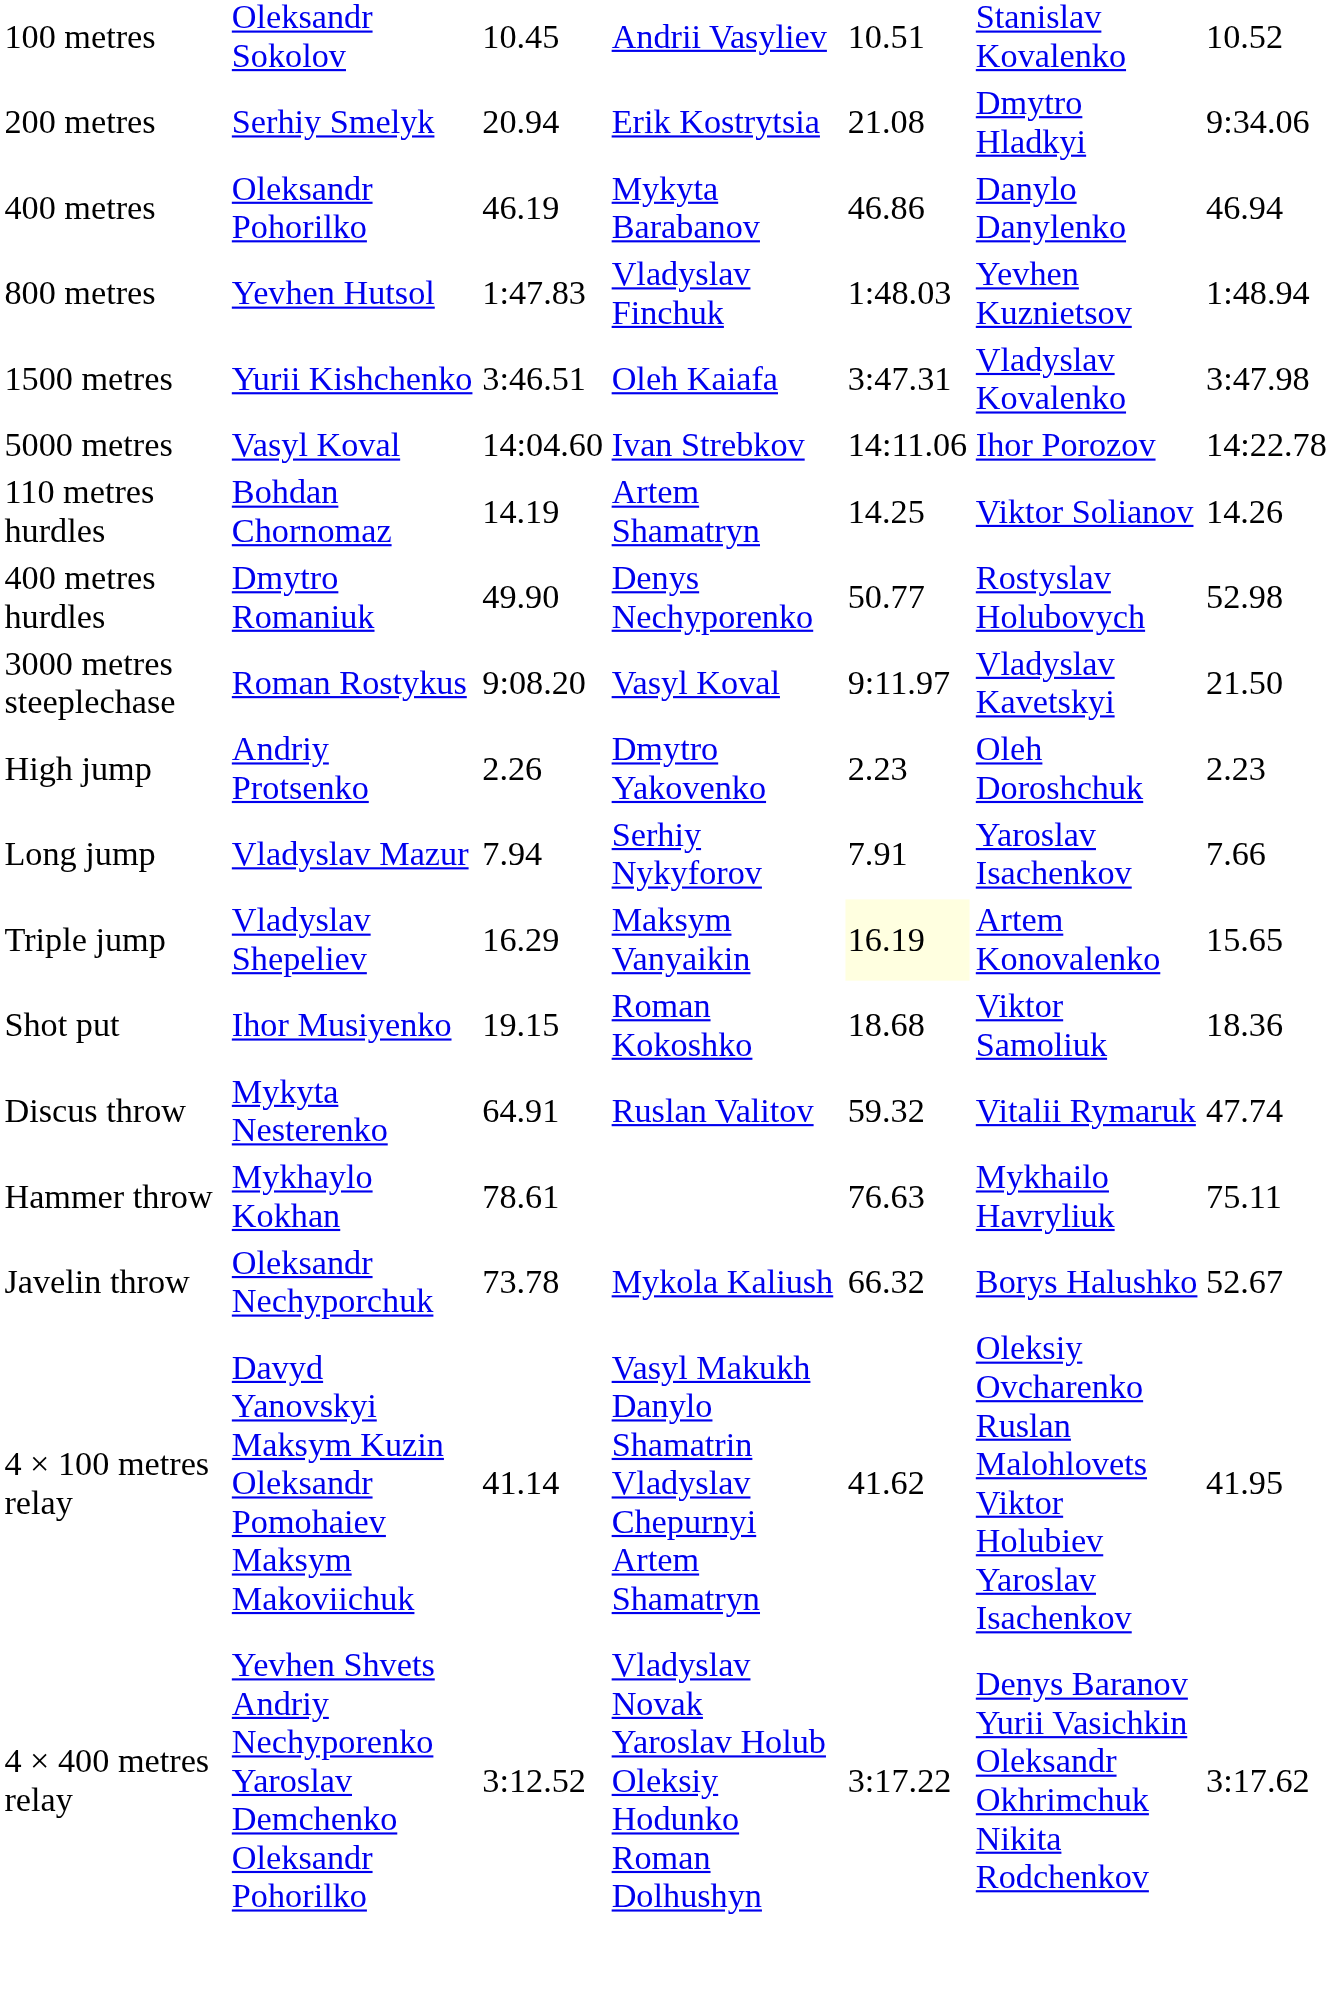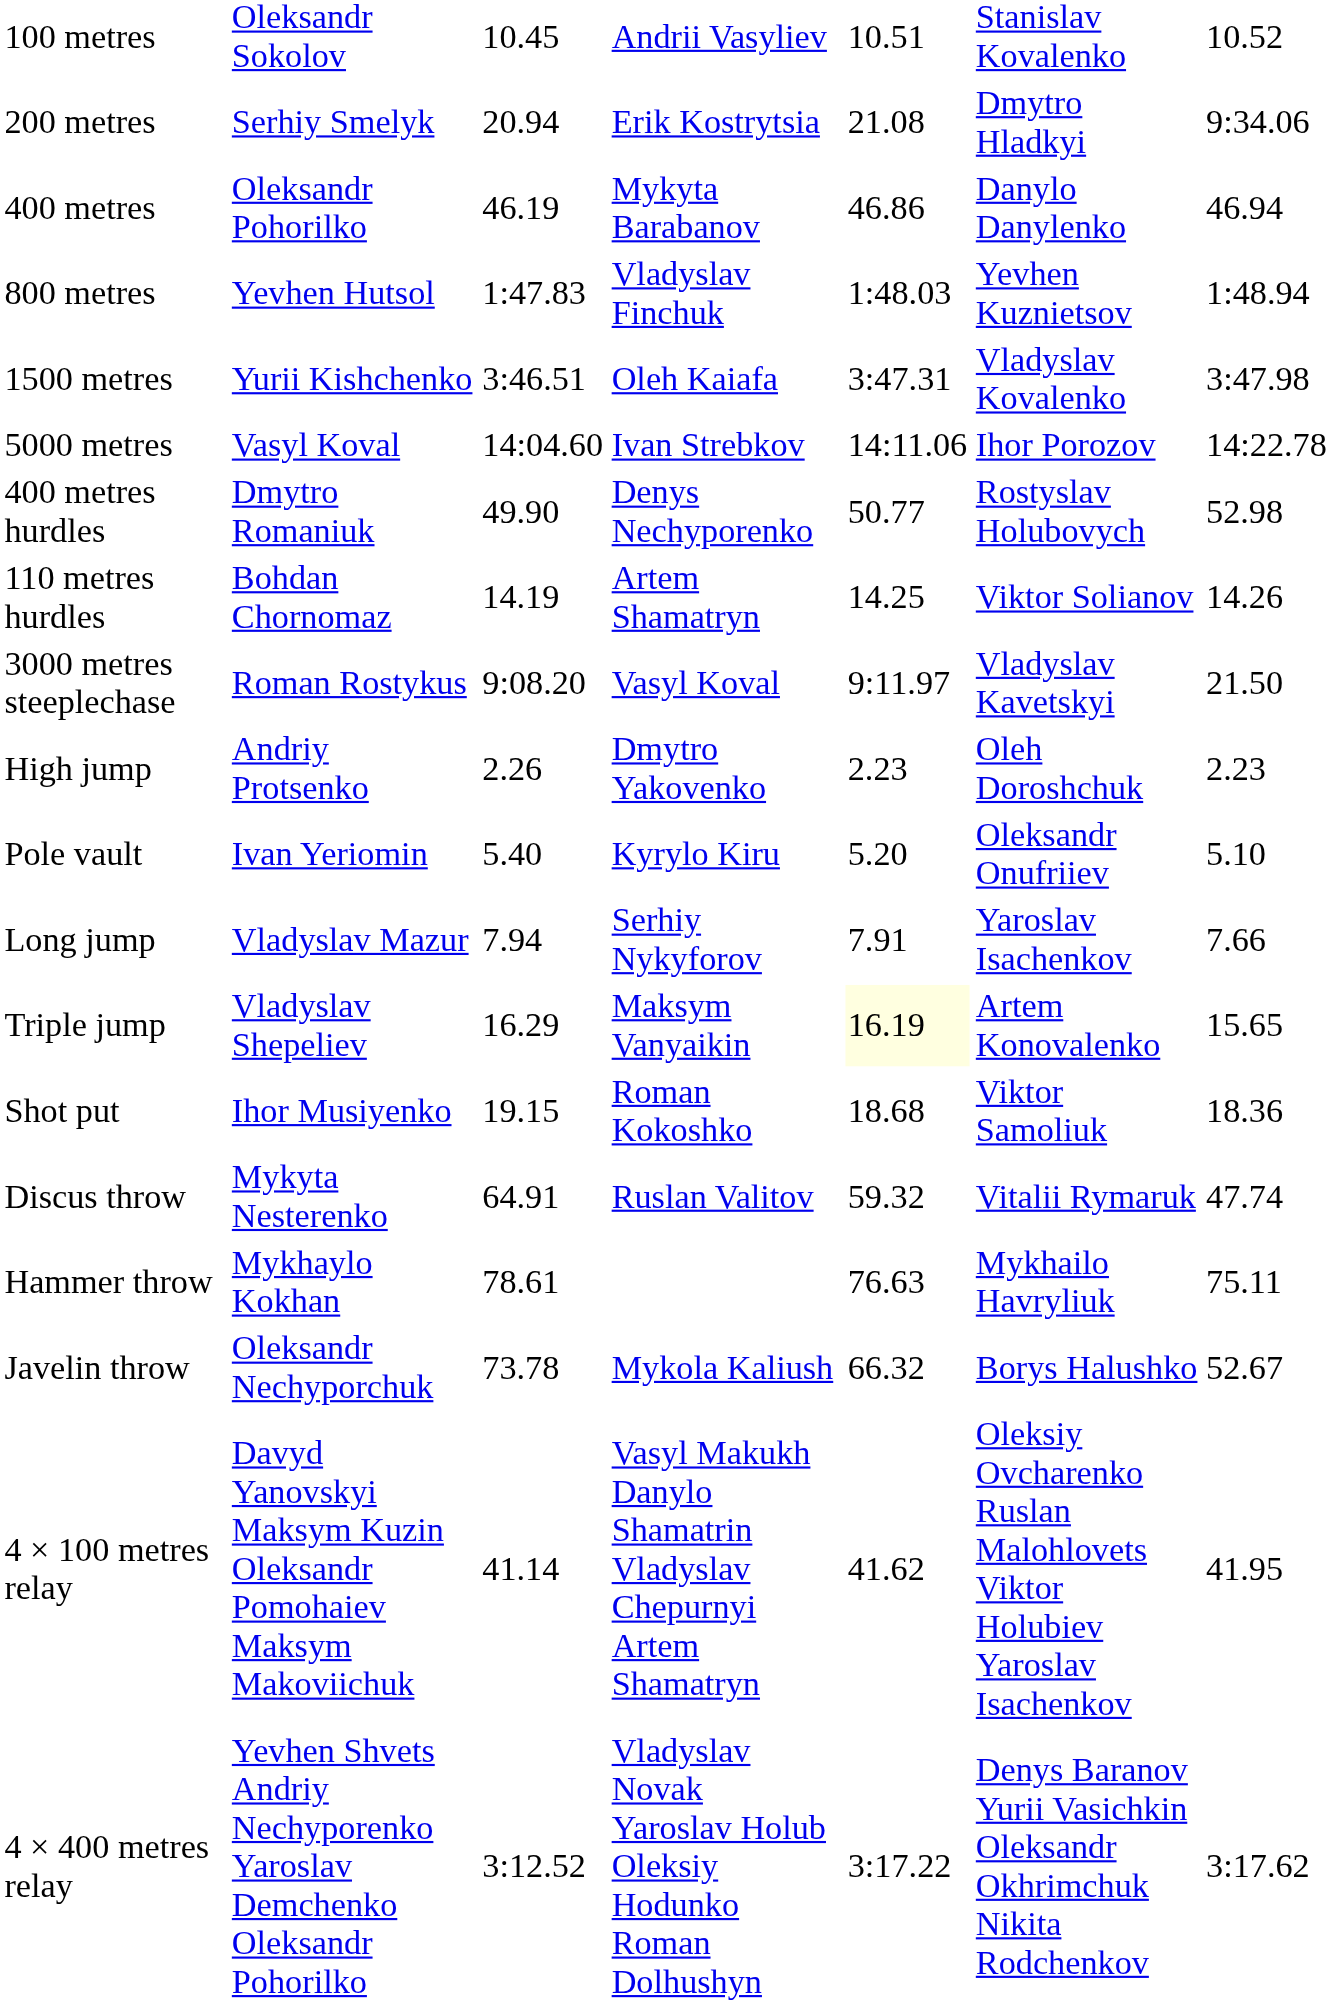rows swapped: (79, 511) <-> (80, 597)
+ row: (73, 853)
